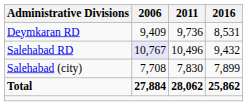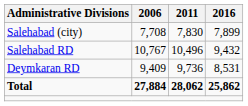rows swapped: (43, 31) <-> (45, 68)
(150, 50) lavender background -> (150, 50) no background
